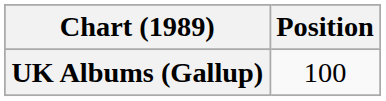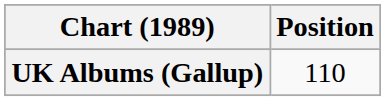(325, 71) 100 -> (325, 71) 110
